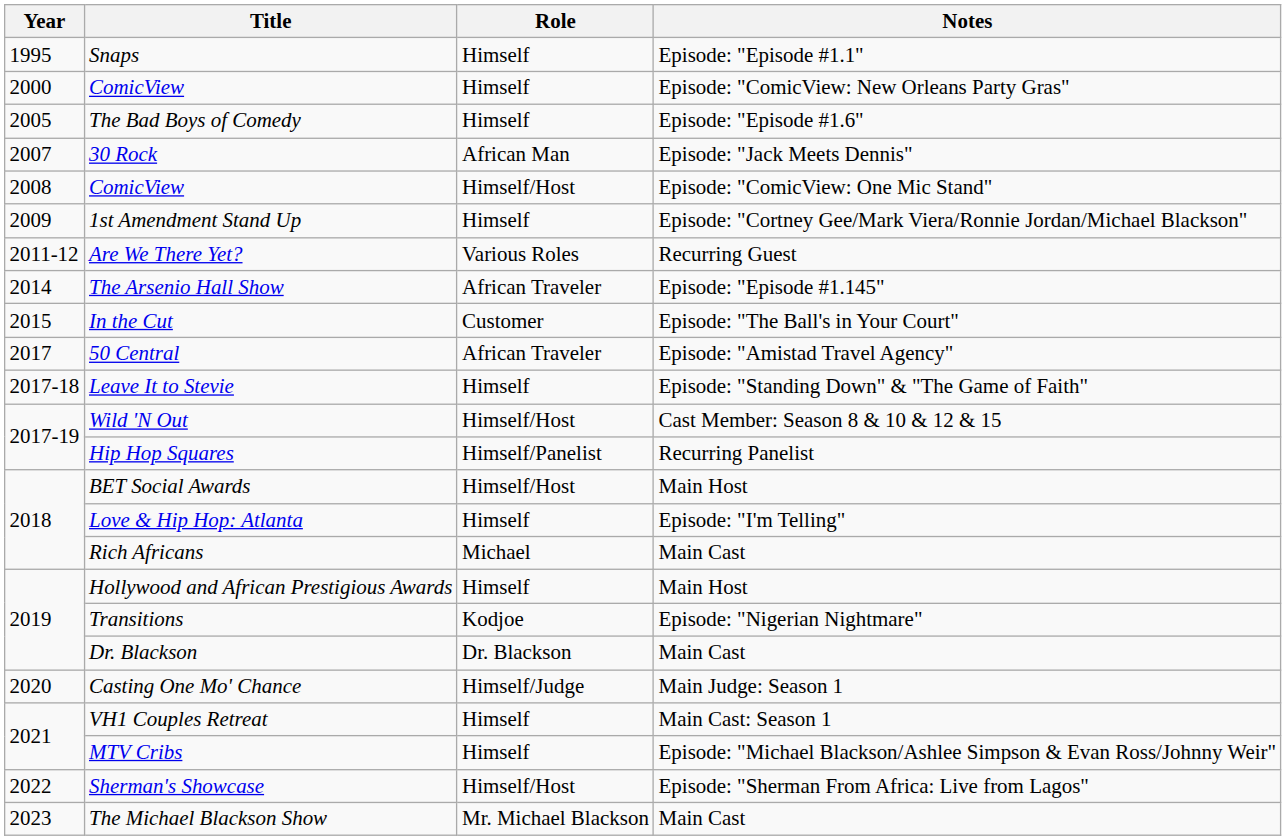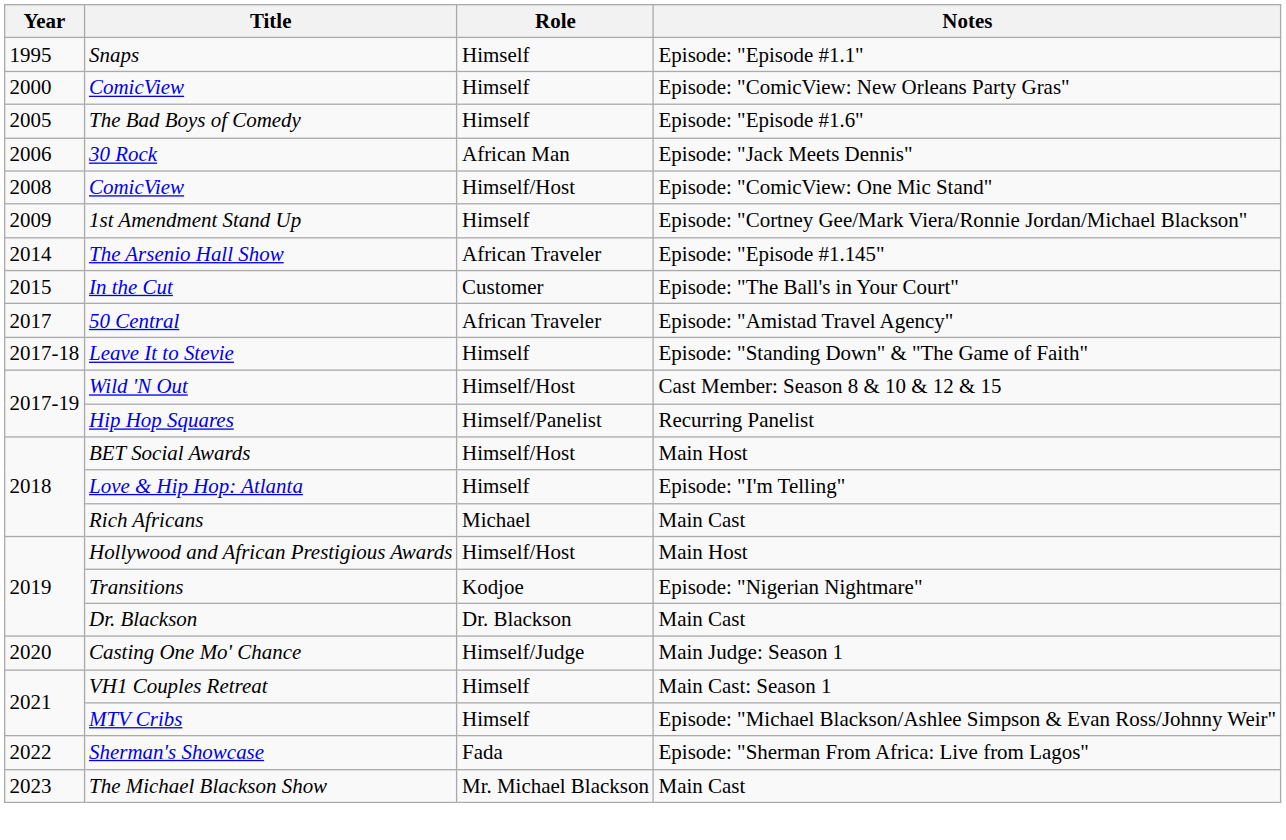(30, 154) 2007 -> (30, 154) 2006
- row: (166, 253)
(496, 586) Himself -> (518, 552) Himself/Host
(518, 785) Himself/Host -> (482, 752) Fada
